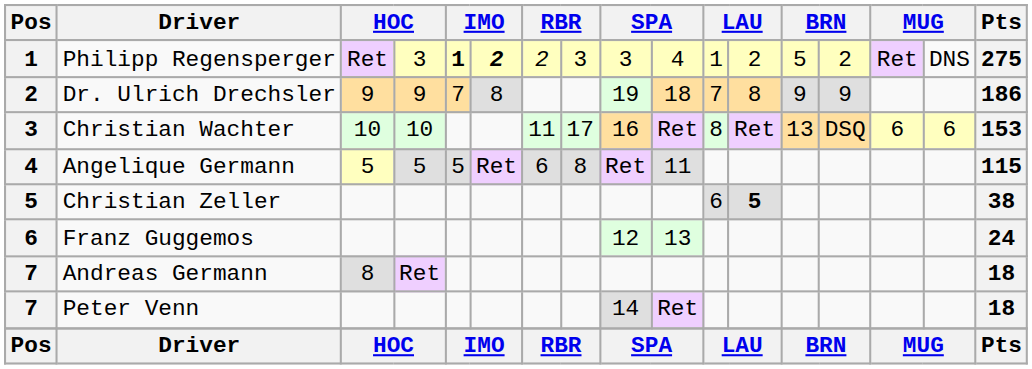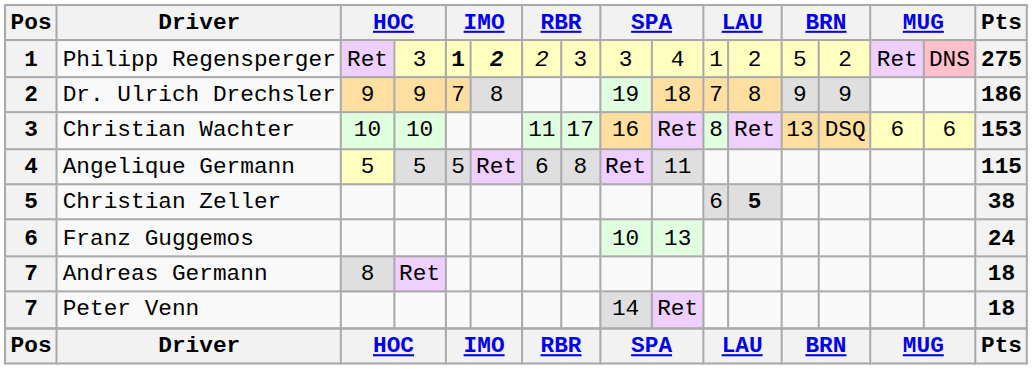(949, 59) no background -> (949, 59) pink background
(626, 238) 12 -> (626, 238) 10
